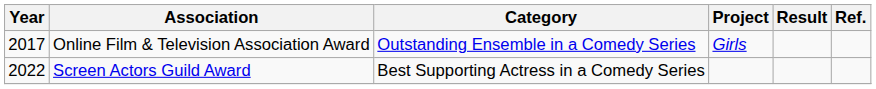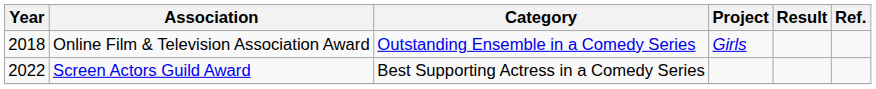(27, 44) 2017 -> (27, 44) 2018
